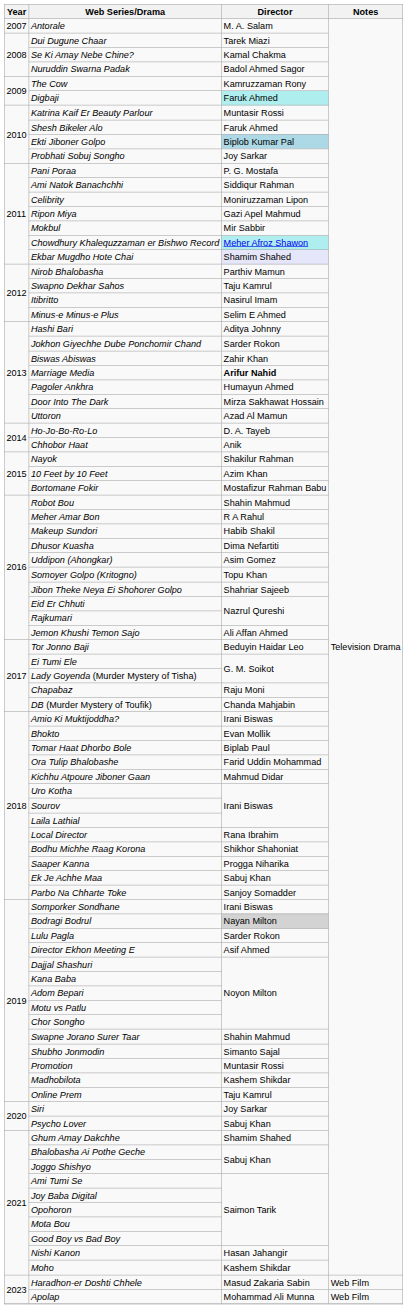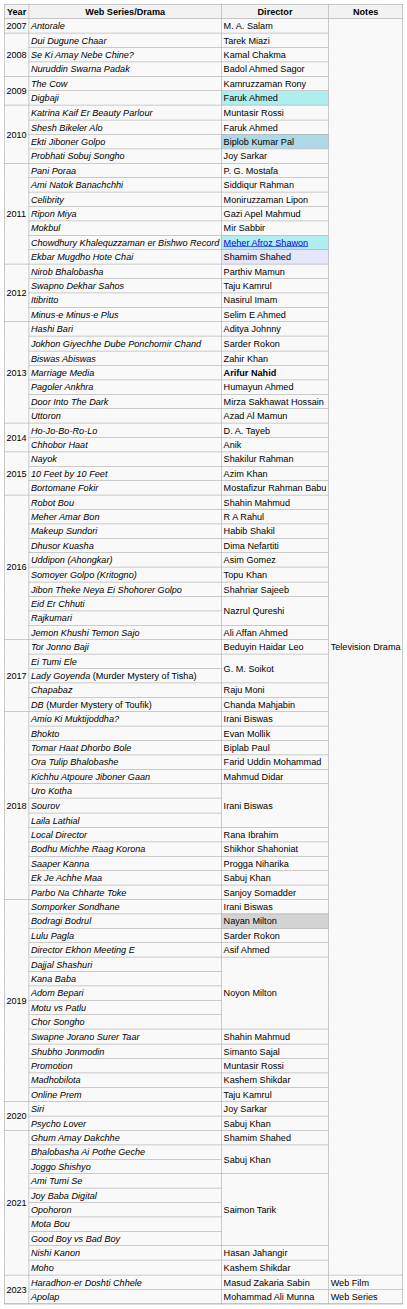(350, 1297) Web Film -> (354, 1297) Web Series
